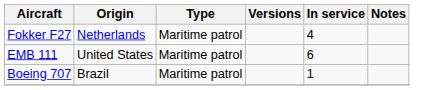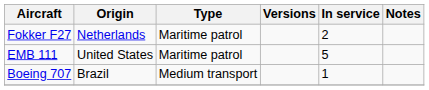(310, 34) 4 -> (325, 34) 2
(310, 54) 6 -> (325, 54) 5
(201, 74) Maritime patrol -> (208, 74) Medium transport
